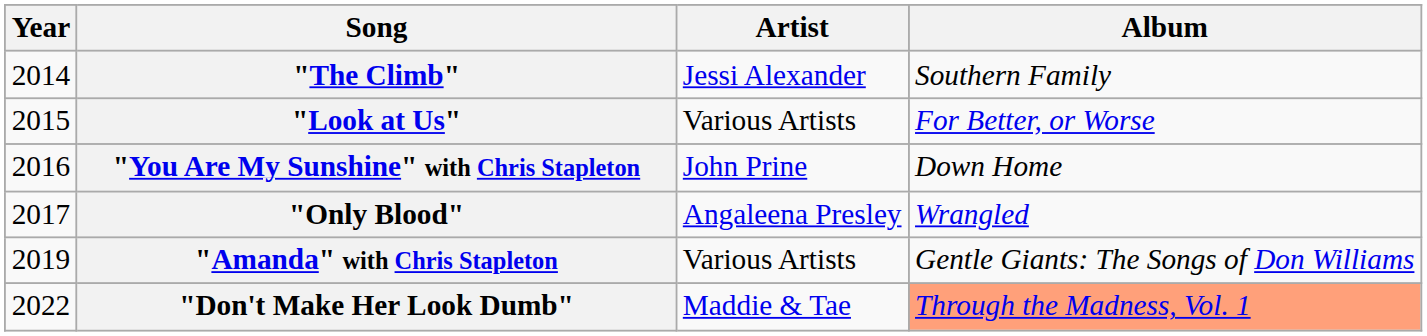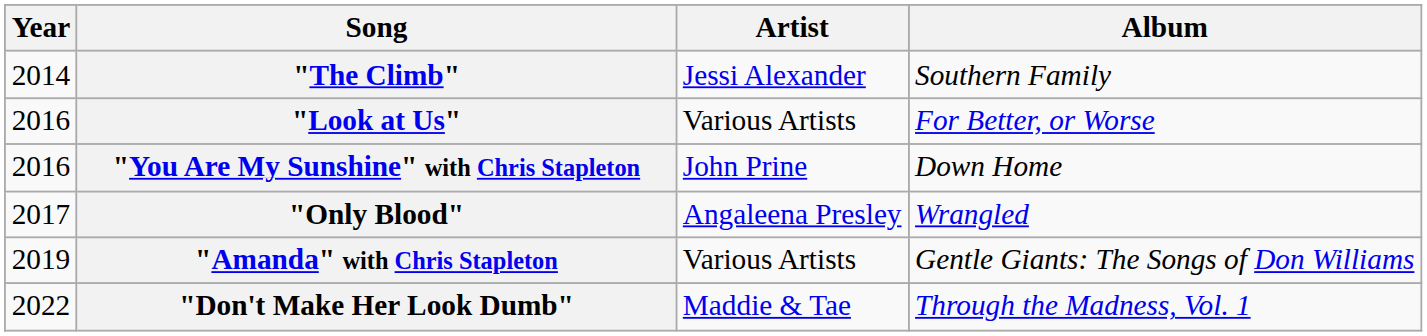(41, 120) 2015 -> (41, 120) 2016
(1083, 306) lightsalmon background -> (1083, 306) no background
